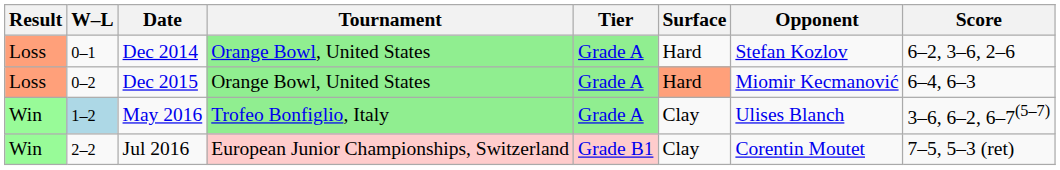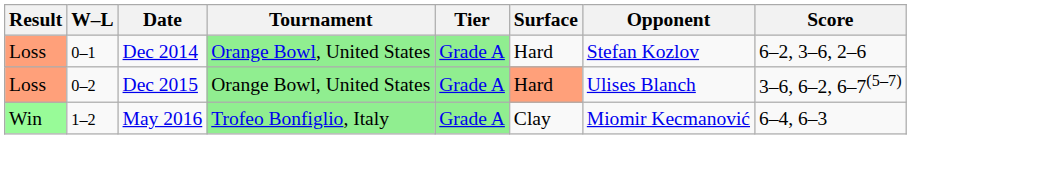(817, 81) Miomir Kecmanović -> (641, 84) Ulises Blanch
(942, 81) 6–4, 6–3 -> (830, 84) 3–6, 6–2, 6–7(5–7)
(83, 116) lightblue background -> (83, 119) no background
(790, 115) Ulises Blanch -> (668, 118) Miomir Kecmanović
(979, 115) 3–6, 6–2, 6–7(5–7) -> (793, 118) 6–4, 6–3
- row: (156, 149)
